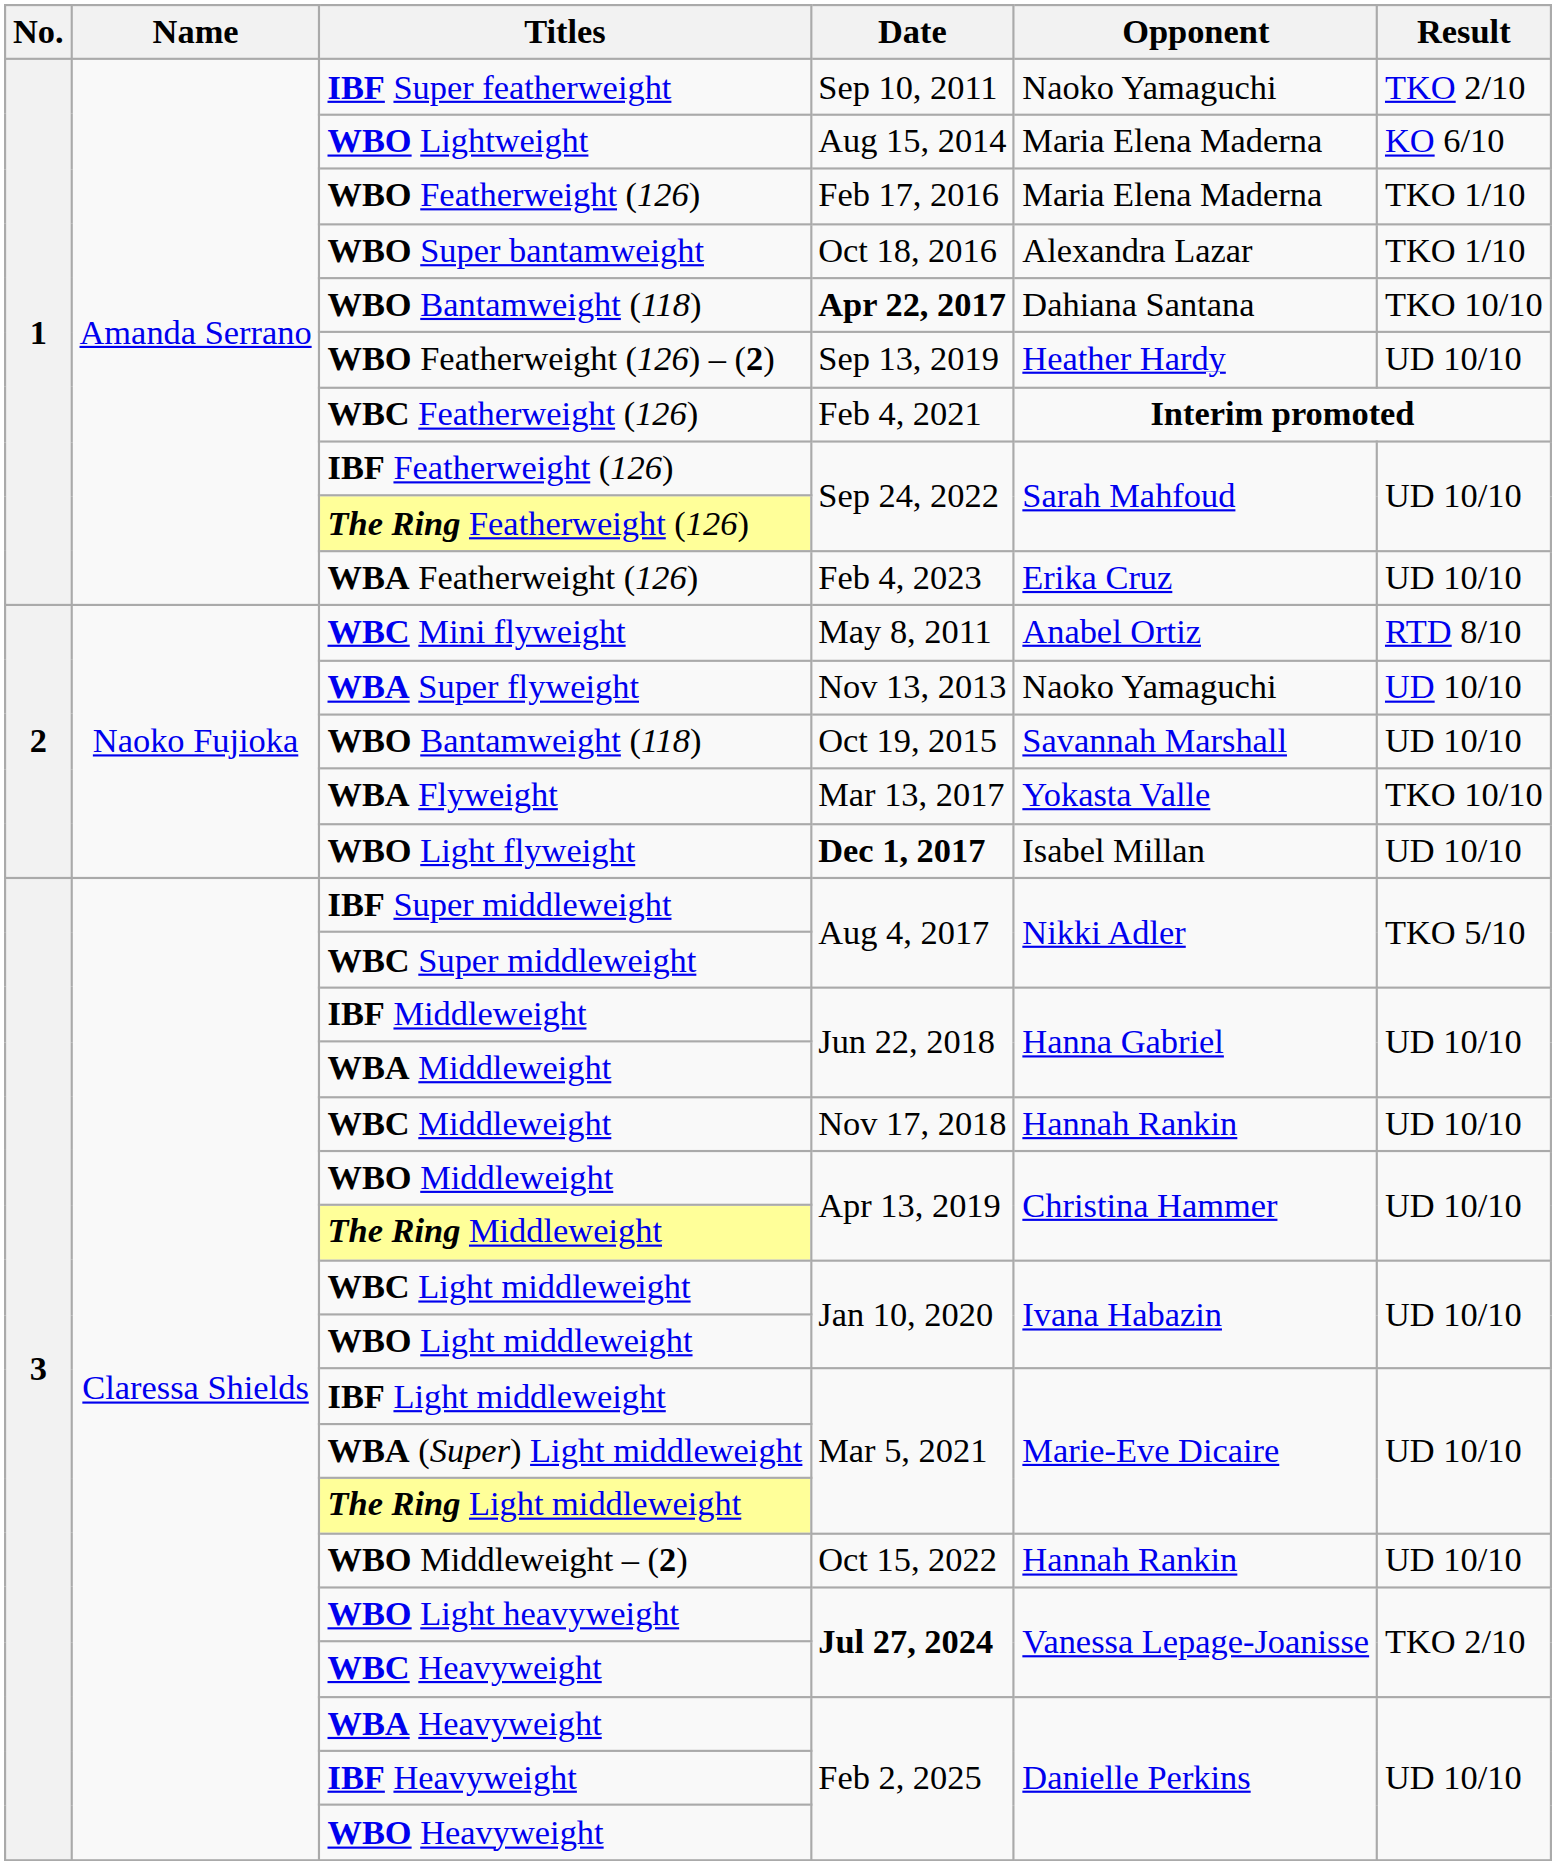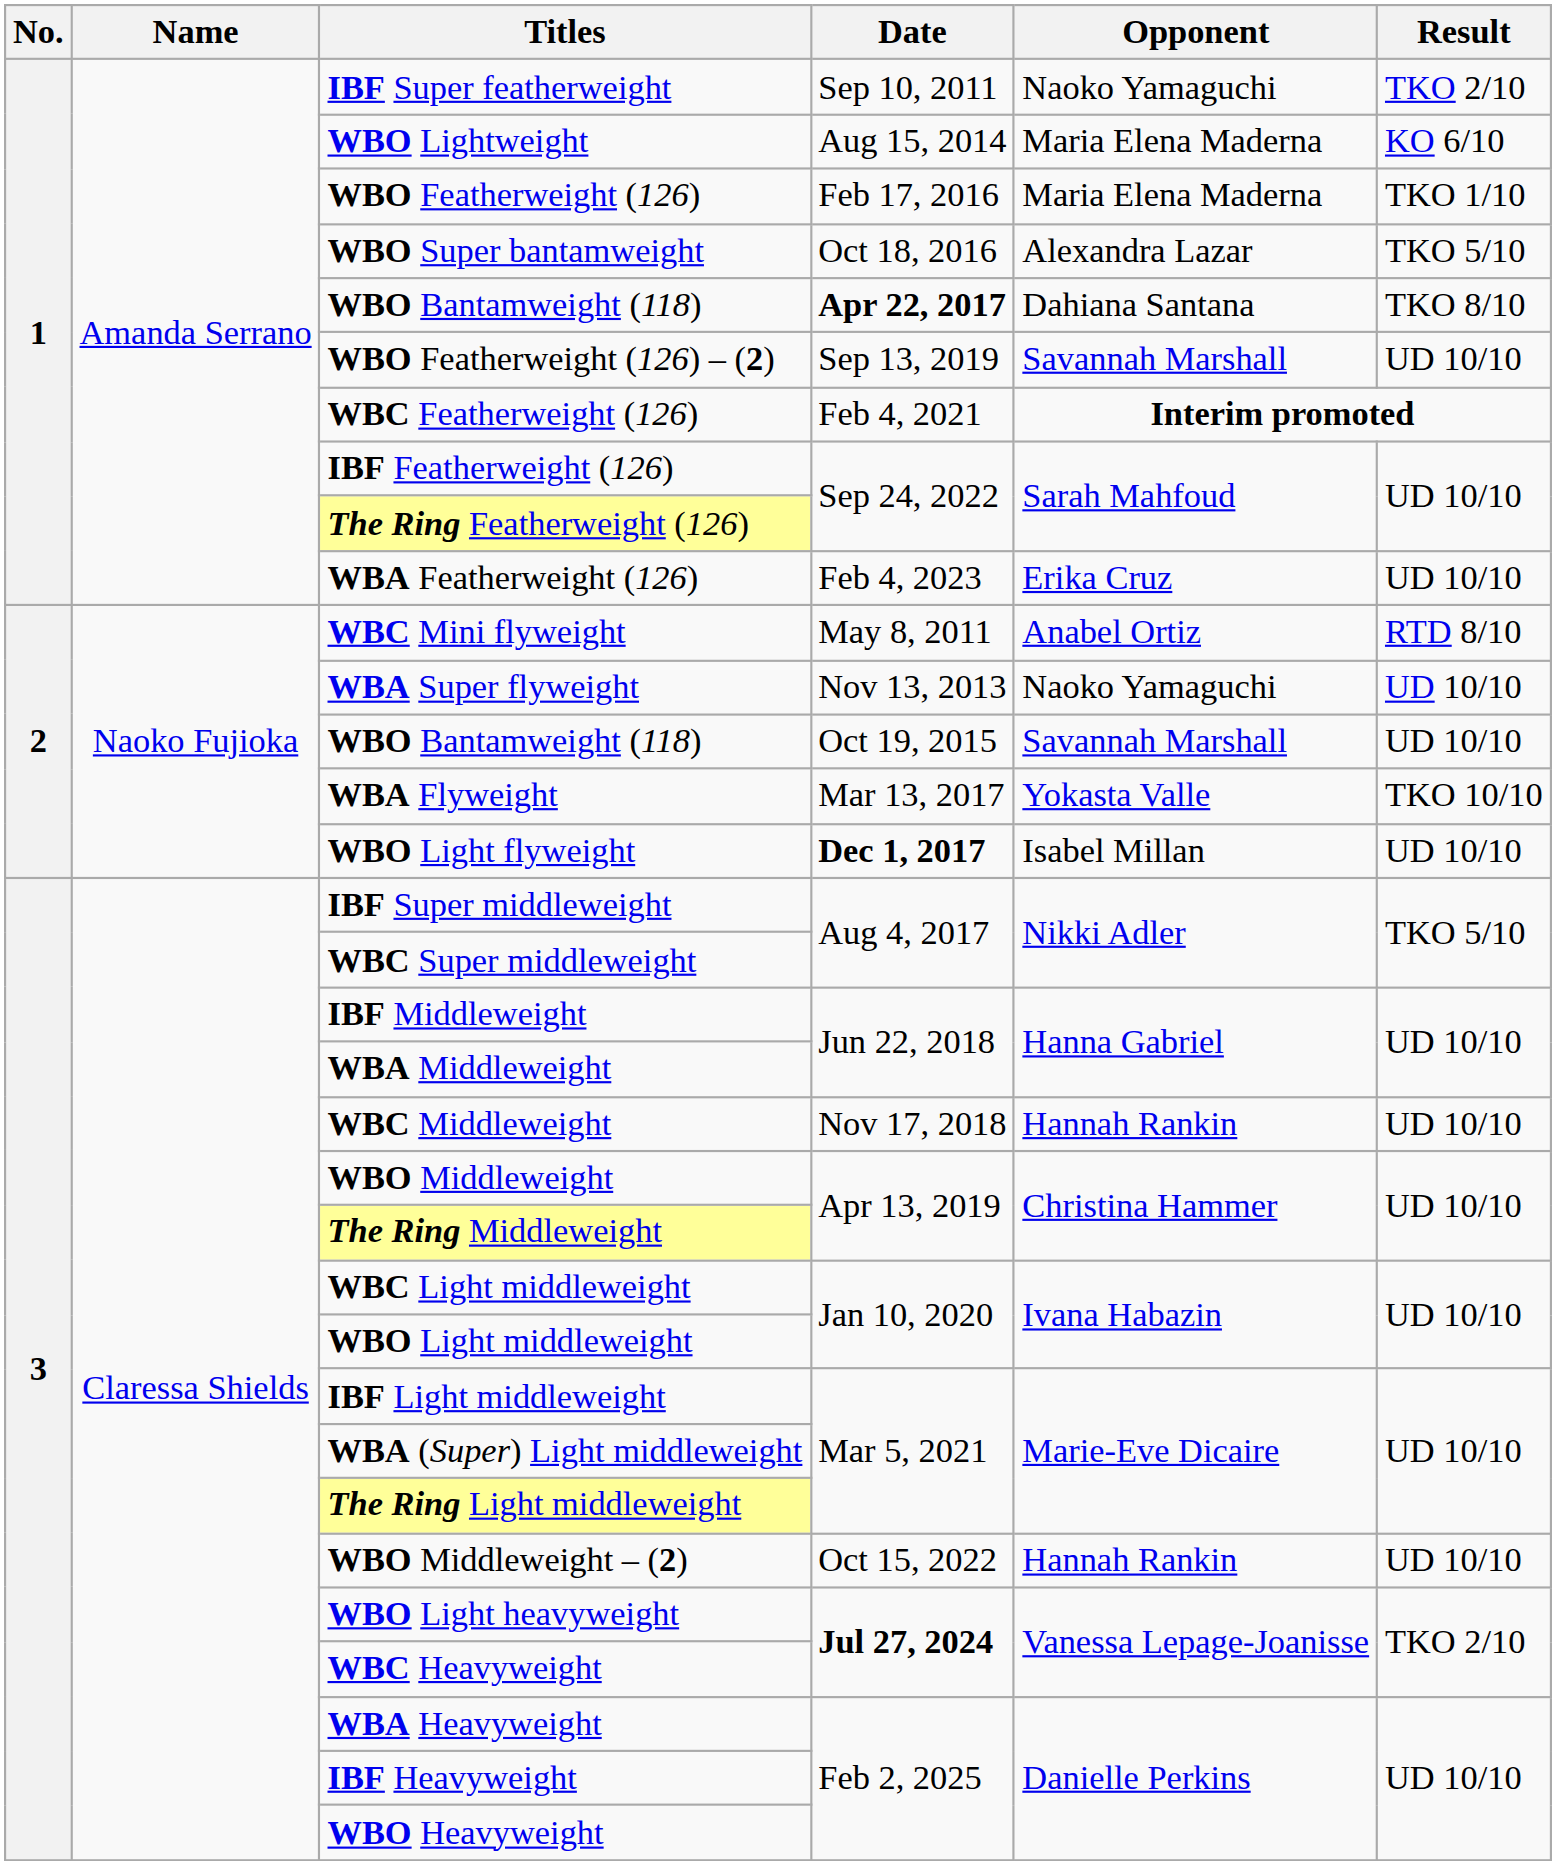(1455, 250) TKO 1/10 -> (1455, 250) TKO 5/10
(1464, 304) TKO 10/10 -> (1455, 304) TKO 8/10
(1124, 359) Heather Hardy -> (1155, 359) Savannah Marshall
